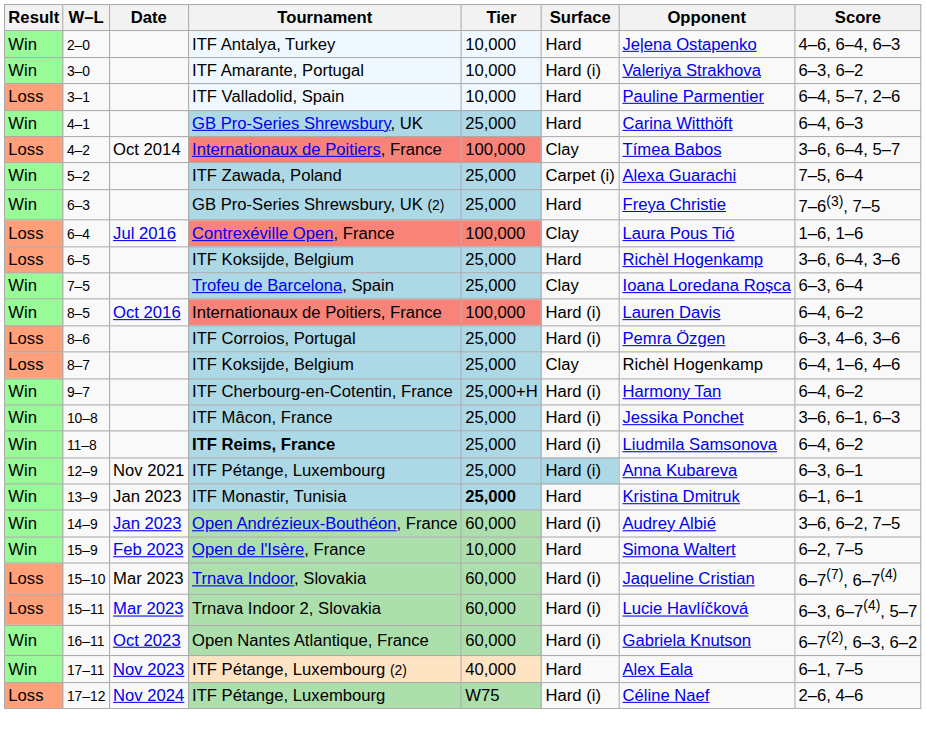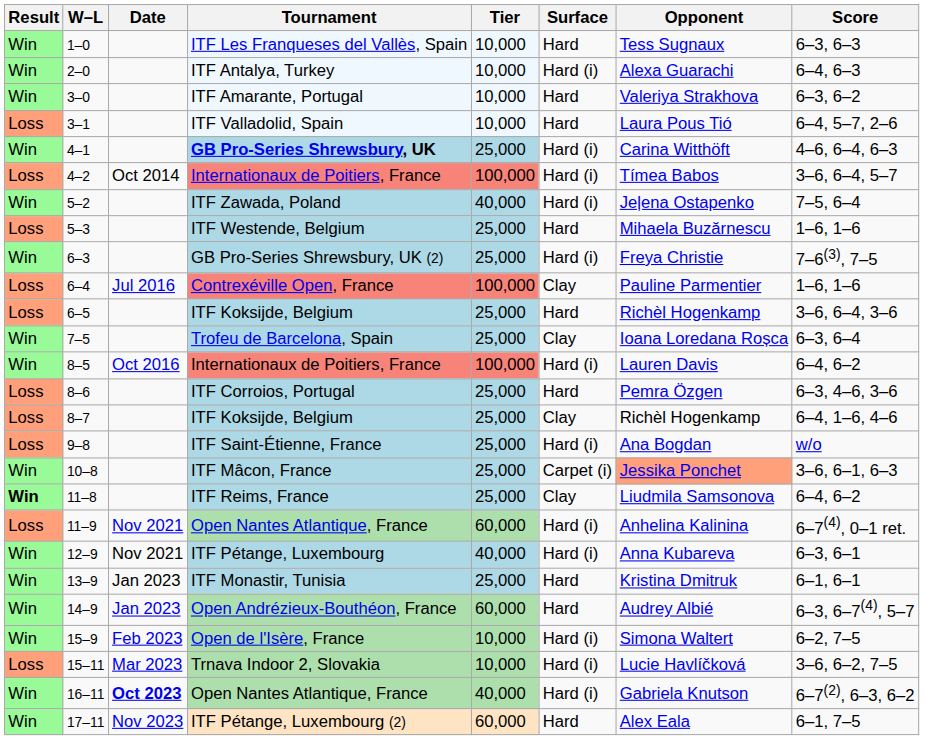+ row: (78, 45)
(564, 44) Hard -> (570, 70) Hard (i)
(690, 44) Jeļena Ostapenko -> (677, 70) Alexa Guarachi
(849, 44) 4–6, 6–4, 6–3 -> (828, 70) 6–4, 6–3
(573, 70) Hard (i) -> (561, 96) Hard
(693, 96) Pauline Parmentier -> (676, 123) Laura Pous Tió
(307, 123) normal -> (313, 149) bold
(564, 123) Hard -> (570, 149) Hard (i)
(831, 123) 6–4, 6–3 -> (847, 149) 4–6, 6–4, 6–3
(562, 149) Clay -> (570, 176) Hard (i)
(491, 176) 25,000 -> (500, 202) 40,000
(580, 176) Carpet (i) -> (570, 202) Hard (i)
(679, 176) Alexa Guarachi -> (687, 202) Jeļena Ostapenko
+ row: (78, 229)
(564, 204) Hard -> (570, 257) Hard (i)
(678, 233) Laura Pous Tió -> (691, 286) Pauline Parmentier
(573, 338) Hard (i) -> (561, 391) Hard
- row: (78, 392)
+ row: (78, 445)
(573, 418) Hard (i) -> (577, 470) Carpet (i)
(683, 418) no background -> (680, 470) lightsalmon background
(23, 444) normal -> (24, 497) bold
(264, 444) bold -> (260, 497) normal
(573, 444) Hard (i) -> (559, 497) Clay
+ row: (82, 526)
(491, 470) 25,000 -> (500, 554) 40,000
(573, 470) lightblue background -> (570, 554) no background
(491, 497) bold -> (500, 580) normal
(573, 523) Hard (i) -> (561, 609) Hard
(849, 523) 3–6, 6–2, 7–5 -> (855, 609) 6–3, 6–7(4), 5–7
(564, 549) Hard -> (570, 638) Hard (i)
- row: (86, 579)
(491, 609) 60,000 -> (500, 664) 10,000
(858, 609) 6–3, 6–7(4), 5–7 -> (847, 664) 3–6, 6–2, 7–5
(147, 640) normal -> (147, 693) bold
(491, 640) 60,000 -> (500, 693) 40,000
(491, 669) 40,000 -> (500, 721) 60,000
- row: (86, 696)
